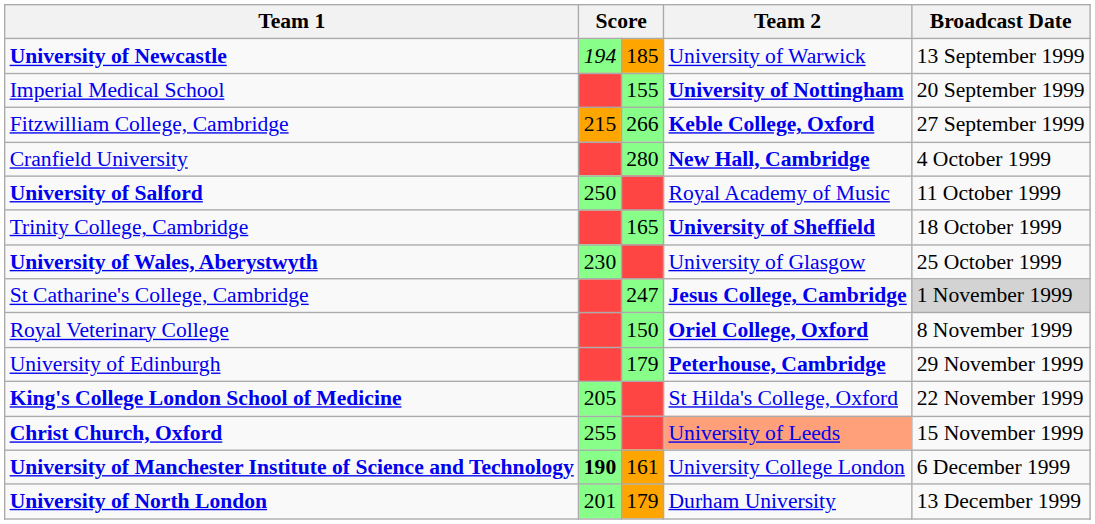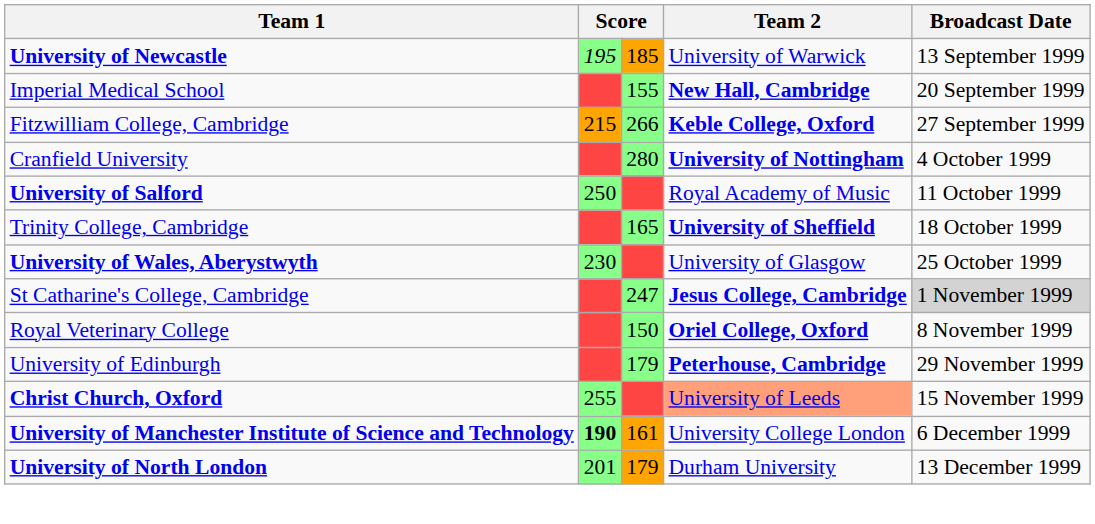(600, 55) 194 -> (600, 55) 195
(786, 90) University of Nottingham -> (769, 90) New Hall, Cambridge
(769, 158) New Hall, Cambridge -> (786, 158) University of Nottingham
- row: (206, 398)
